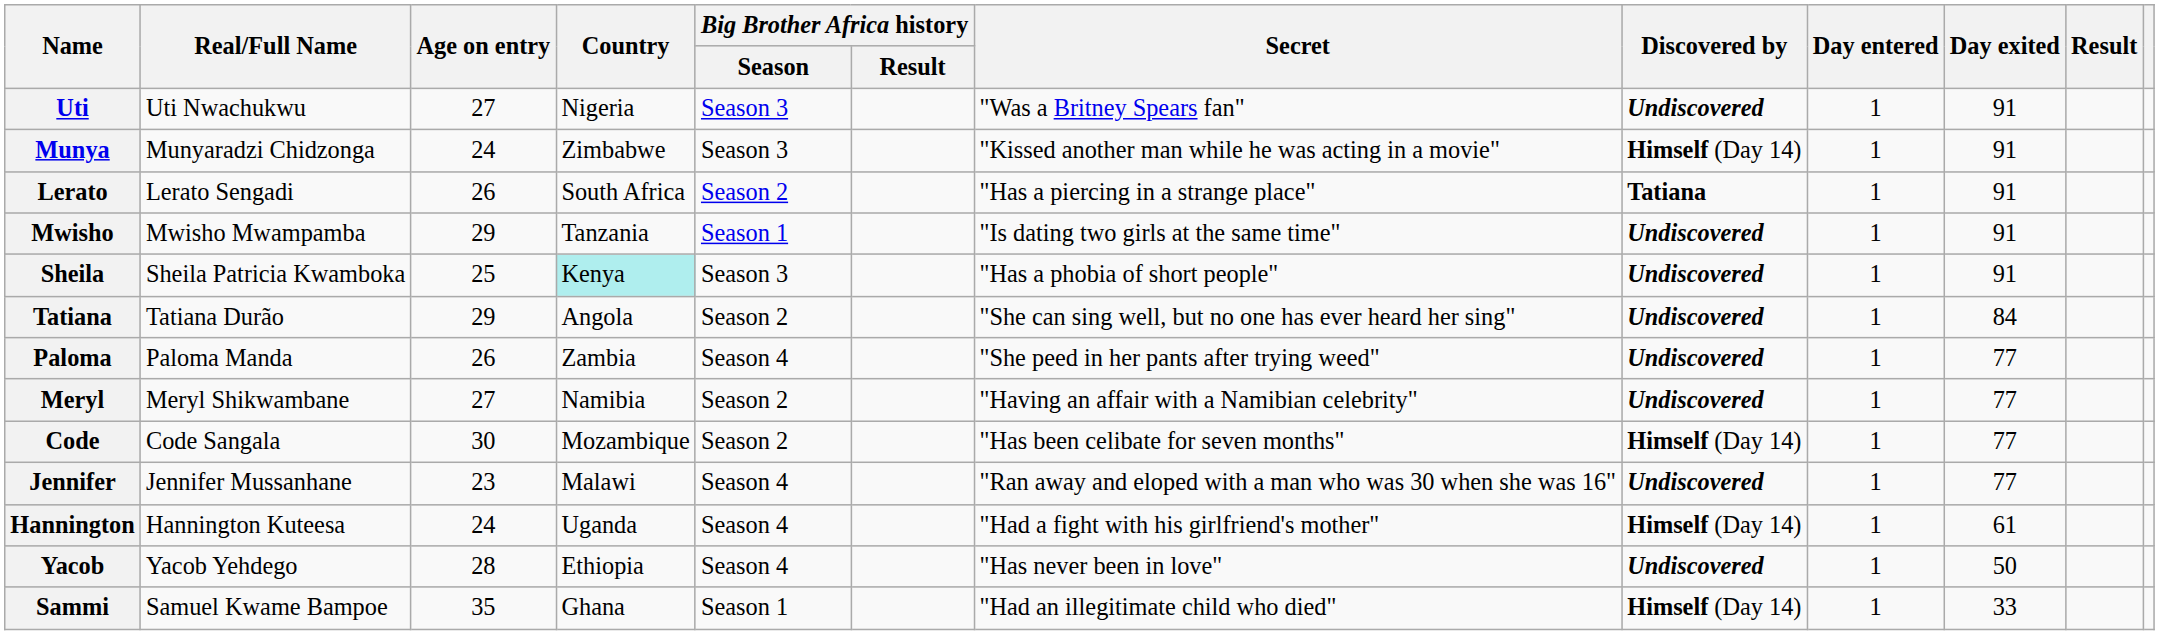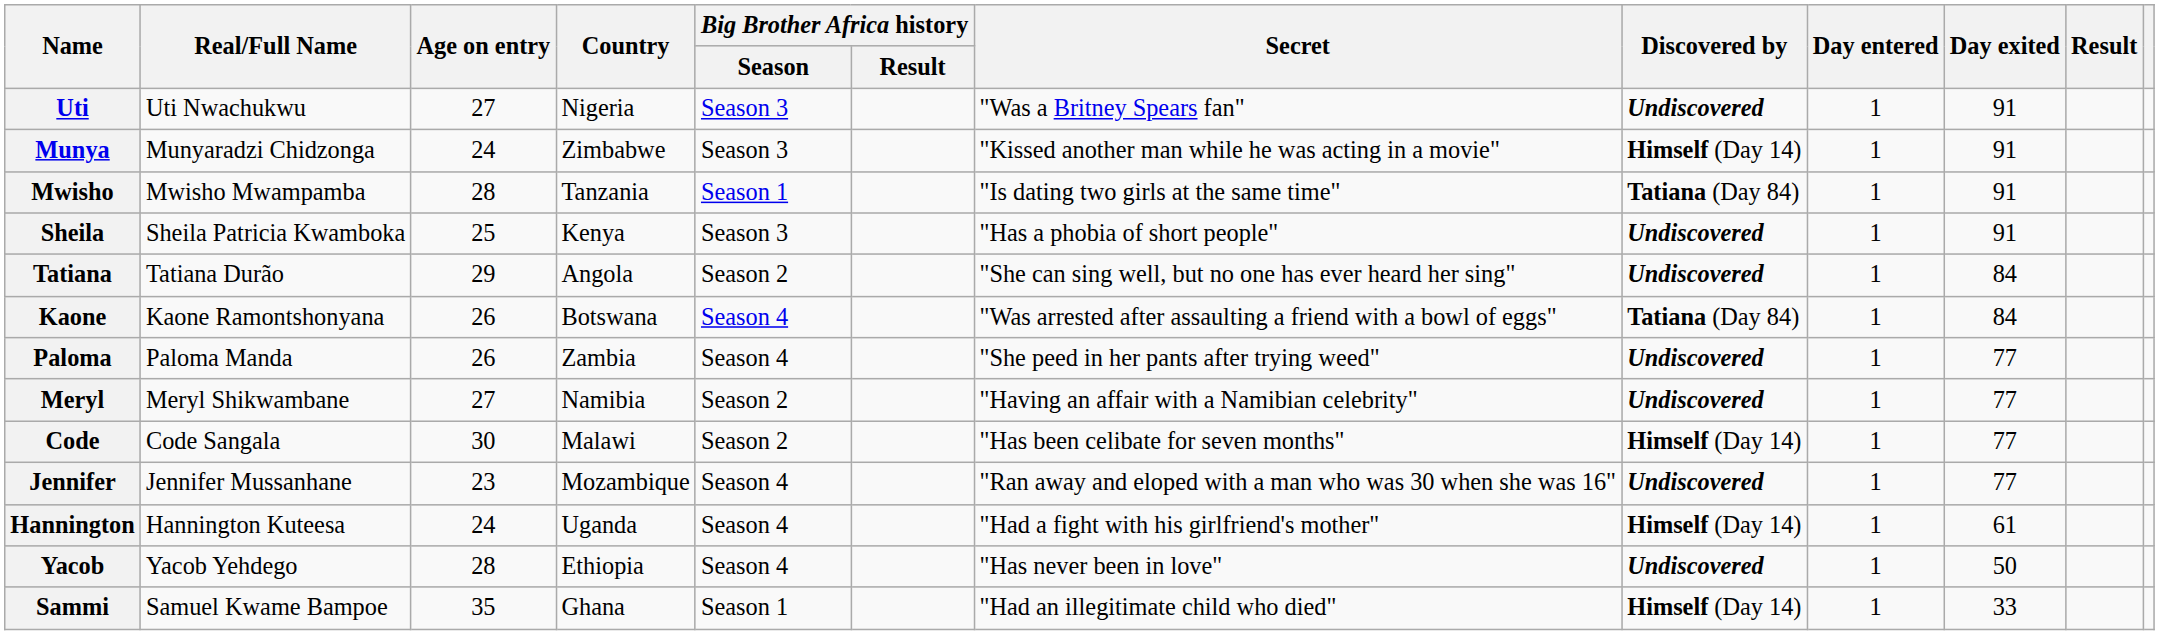- row: (73, 191)
(483, 233) 29 -> (483, 191) 28
(1695, 233) Undiscovered -> (1713, 191) Tatiana (Day 84)
(593, 274) paleturquoise background -> (593, 233) no background
+ row: (73, 316)
(626, 441) Mozambique -> (599, 441) Malawi
(599, 483) Malawi -> (626, 483) Mozambique
